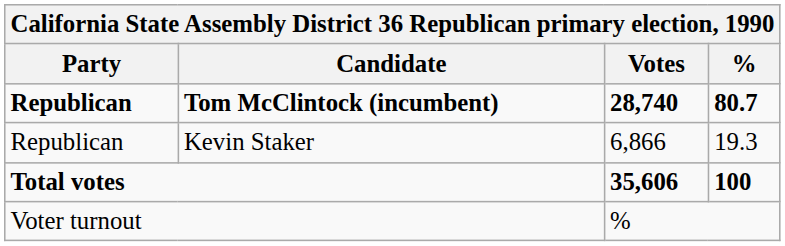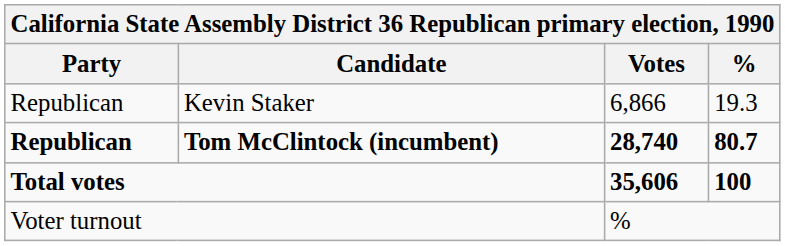rows swapped: (341, 102) <-> (249, 142)
